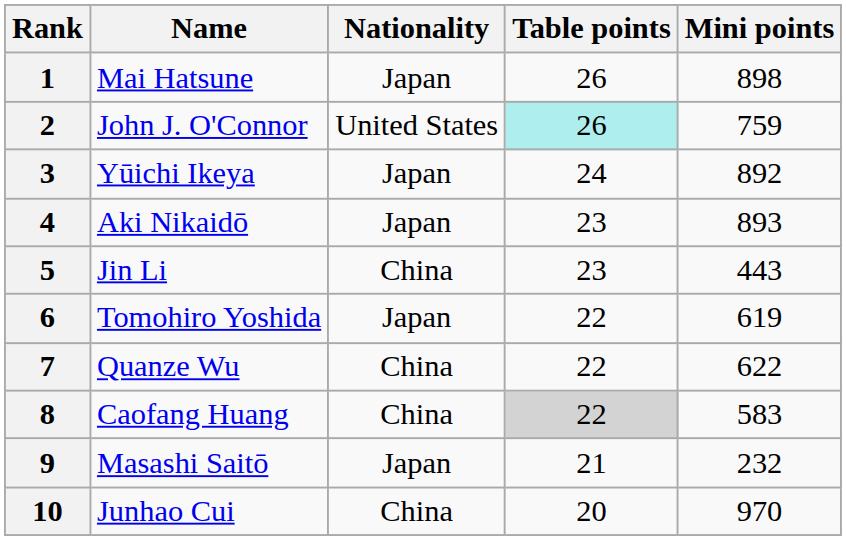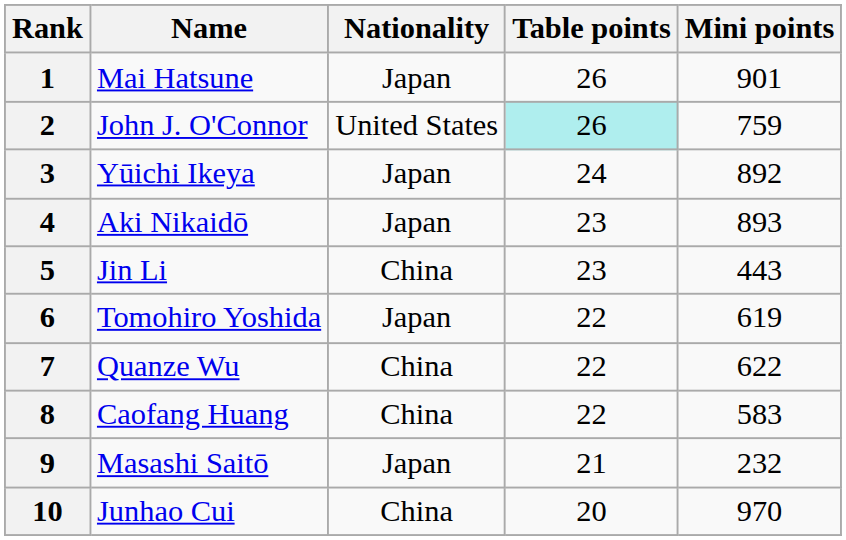(759, 76) 898 -> (759, 76) 901
(591, 414) lightgrey background -> (591, 414) no background
